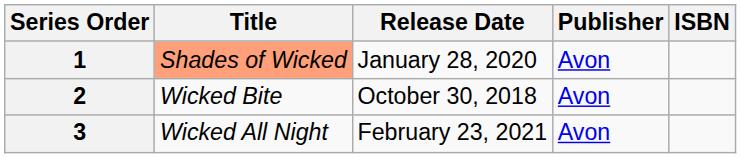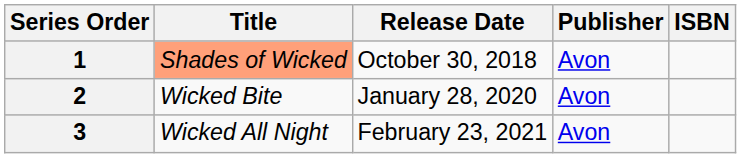(447, 59) January 28, 2020 -> (447, 59) October 30, 2018
(447, 96) October 30, 2018 -> (447, 96) January 28, 2020
